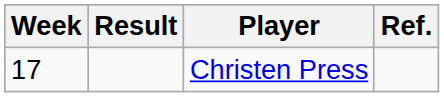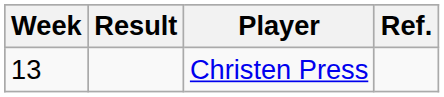(26, 69) 17 -> (26, 69) 13
